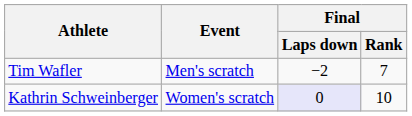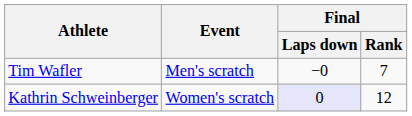(320, 71) −2 -> (320, 71) −0
(384, 97) 10 -> (384, 97) 12
